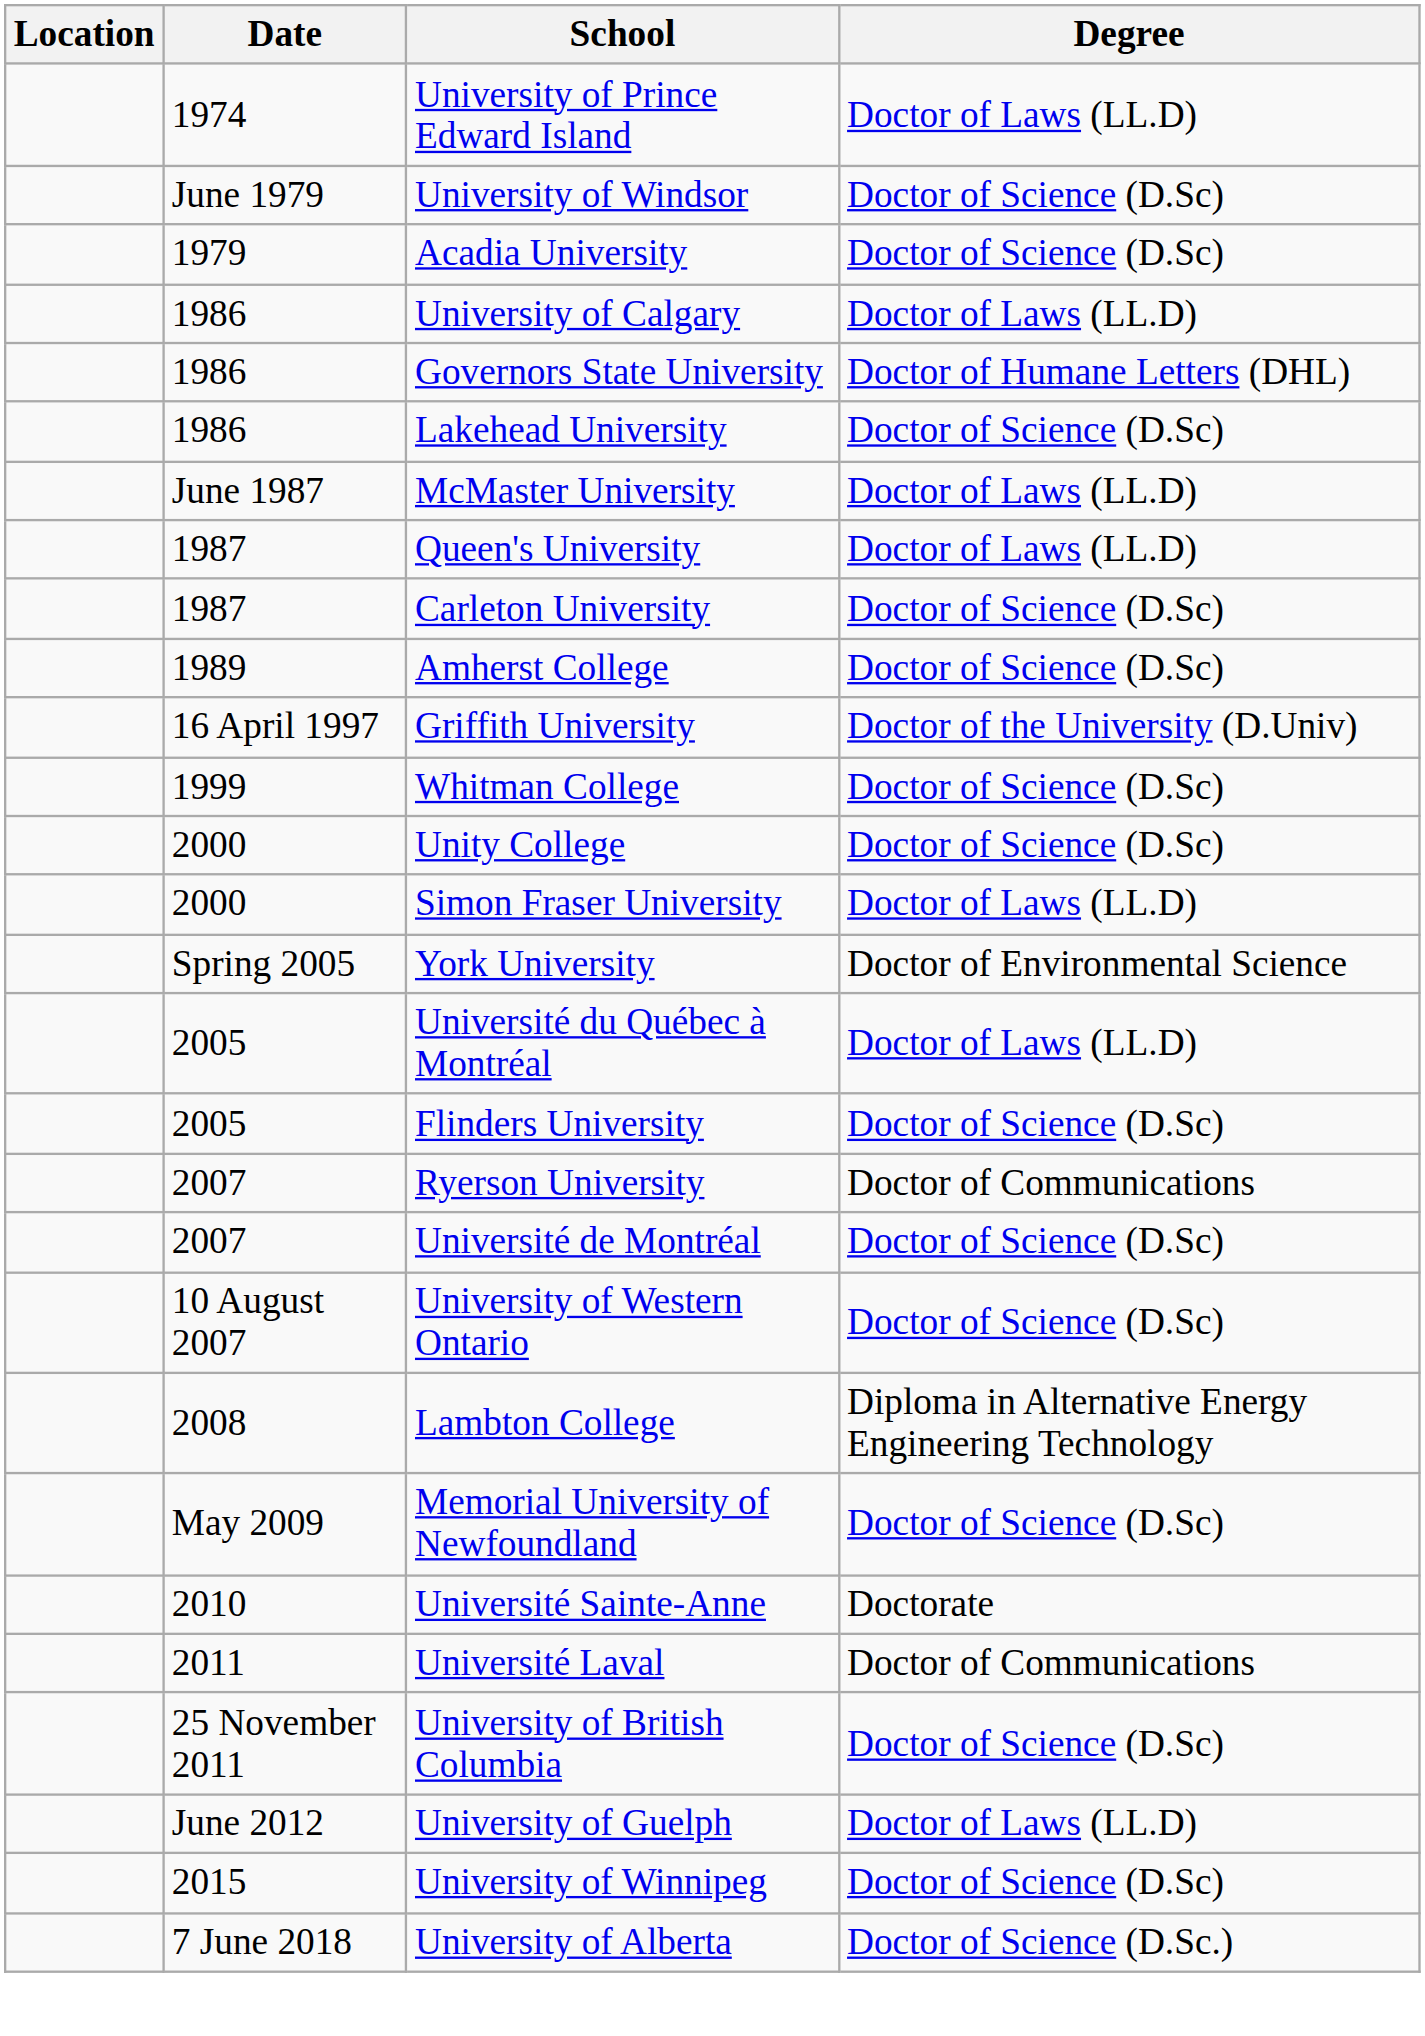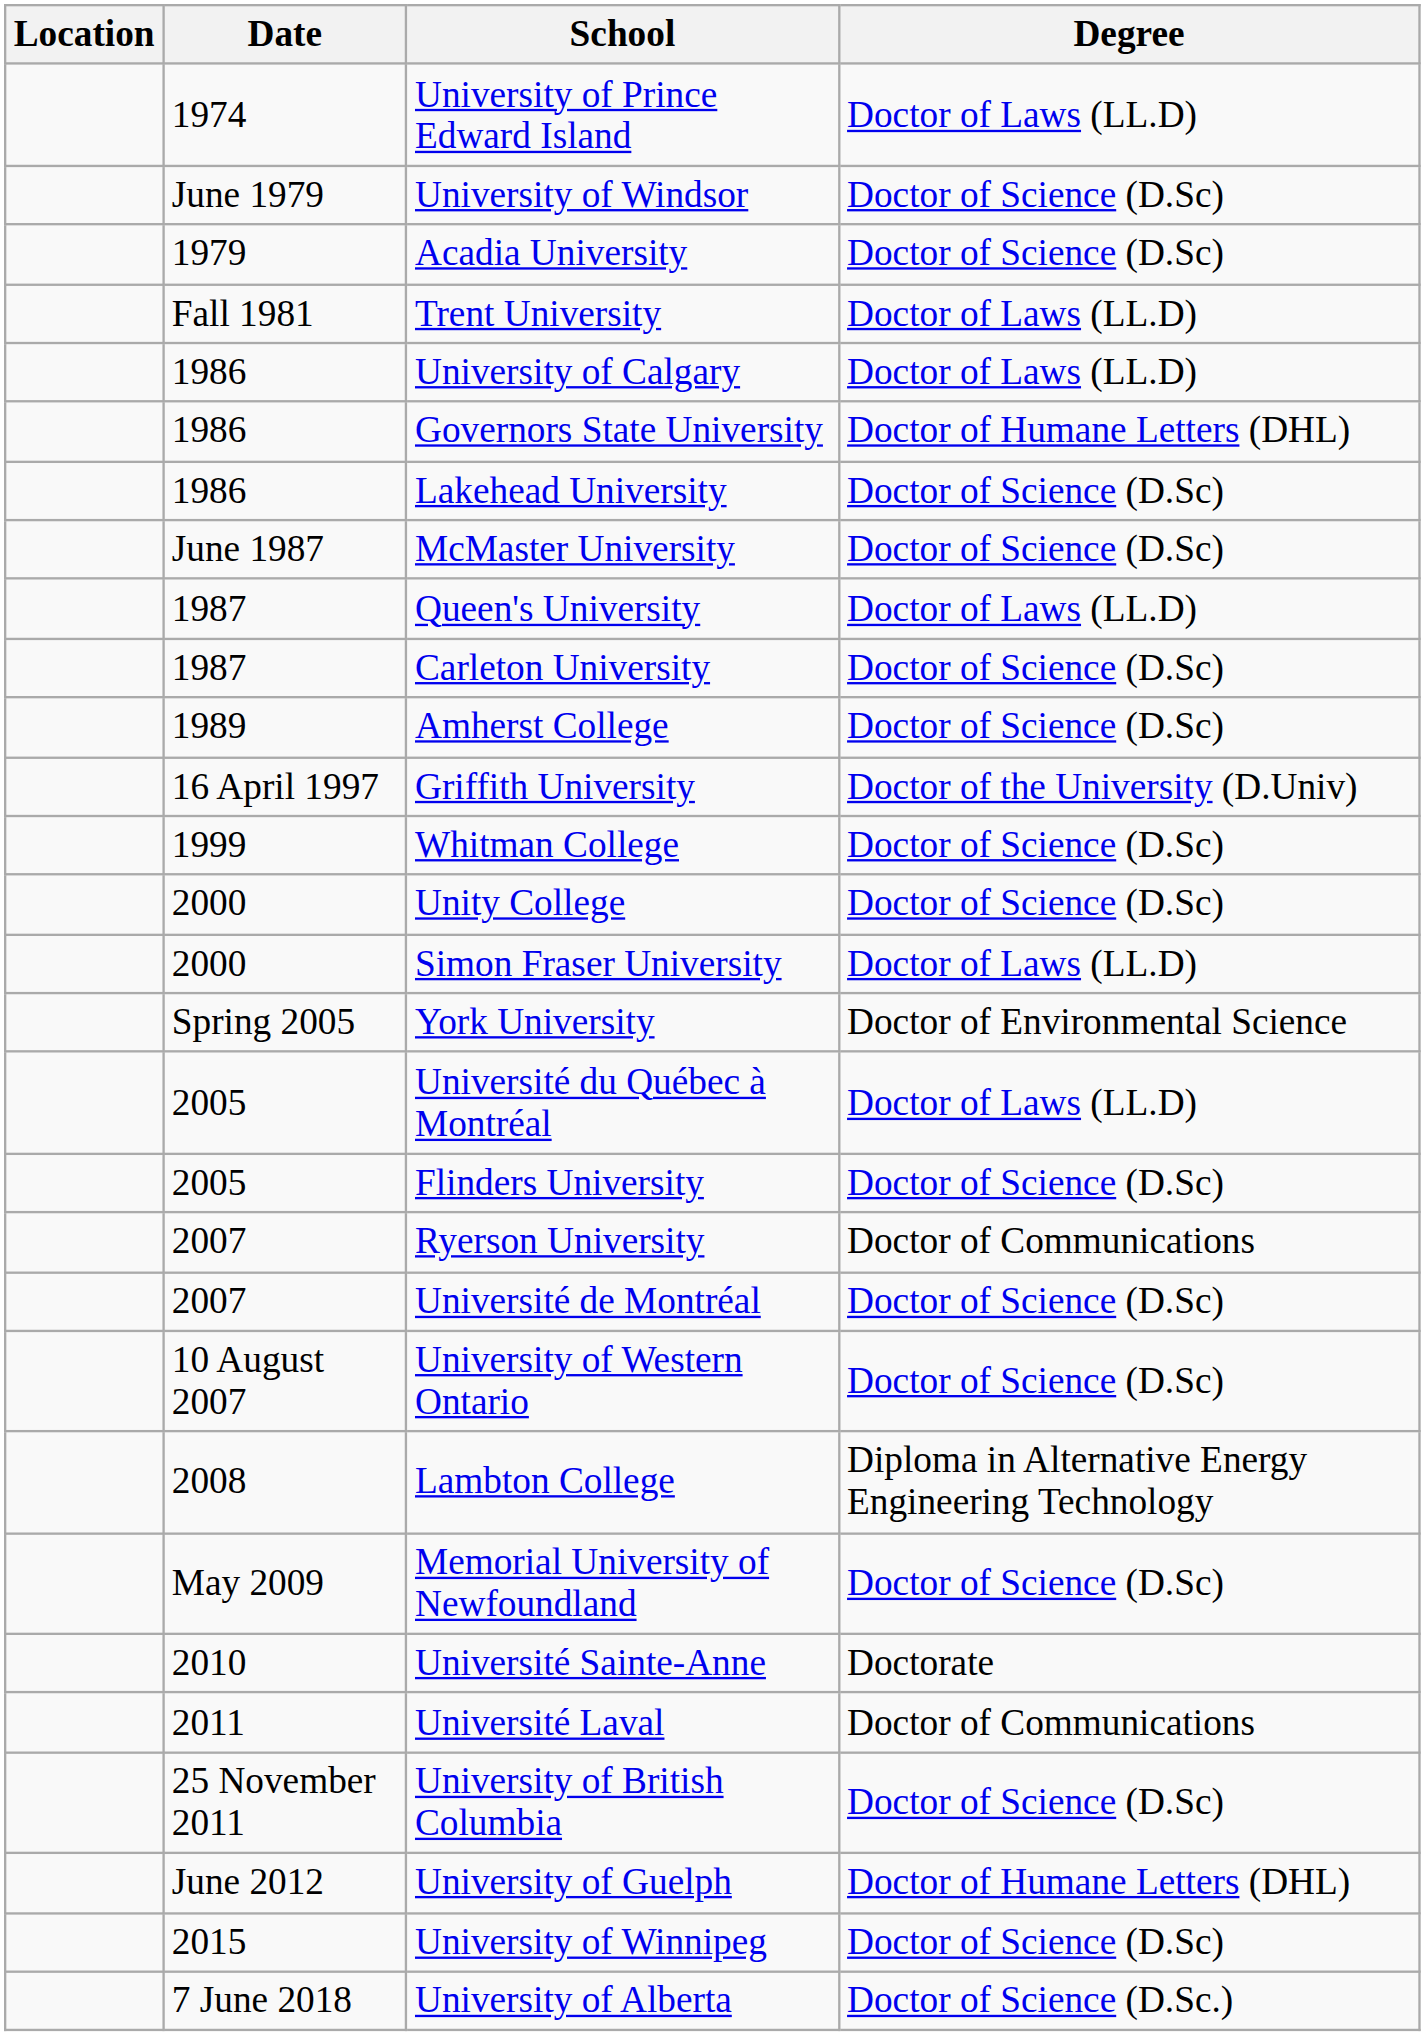+ row: (538, 312)
(1022, 489) Doctor of Laws (LL.D) -> (1035, 548) Doctor of Science (D.Sc)
(1022, 1822) Doctor of Laws (LL.D) -> (1099, 1882) Doctor of Humane Letters (DHL)
